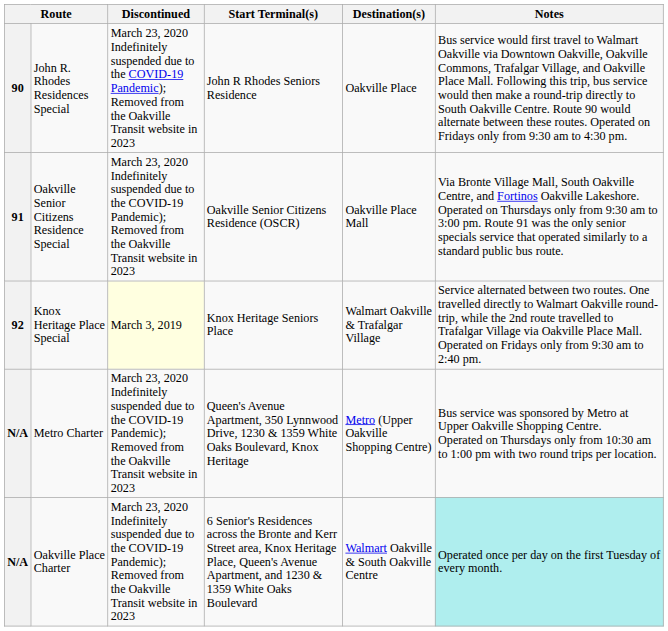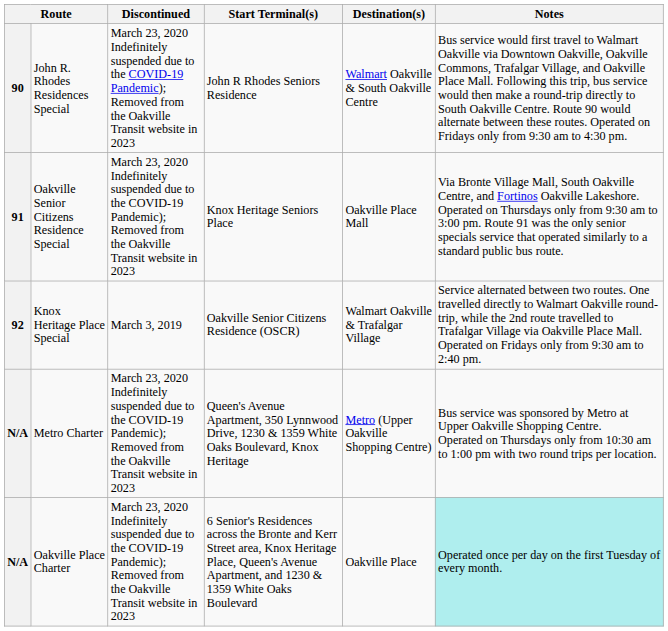(381, 88) Oakville Place -> (389, 88) Walmart Oakville & South Oakville Centre
(267, 216) Oakville Senior Citizens Residence (OSCR) -> (263, 216) Knox Heritage Seniors Place
(146, 325) lightyellow background -> (146, 325) no background
(263, 325) Knox Heritage Seniors Place -> (267, 325) Oakville Senior Citizens Residence (OSCR)
(389, 562) Walmart Oakville & South Oakville Centre -> (381, 562) Oakville Place
